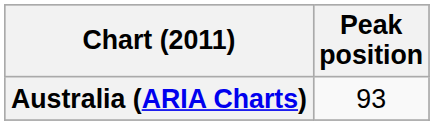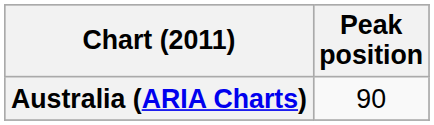(371, 98) 93 -> (371, 98) 90
